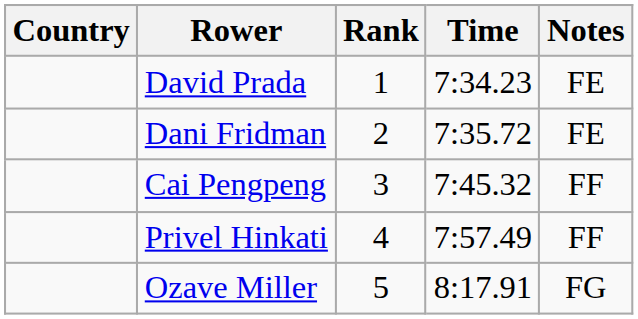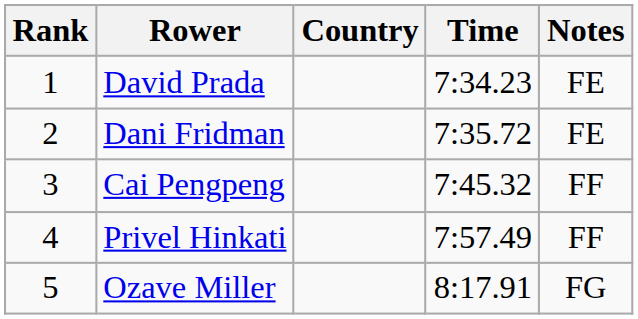columns swapped: (381, 30) <-> (71, 30)
